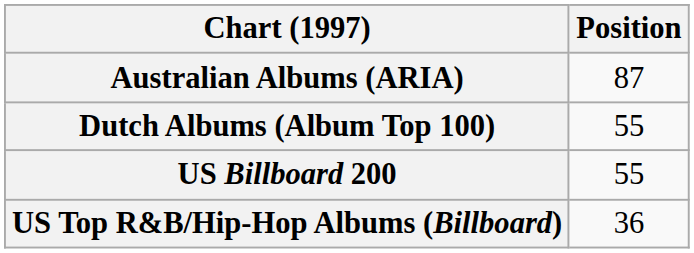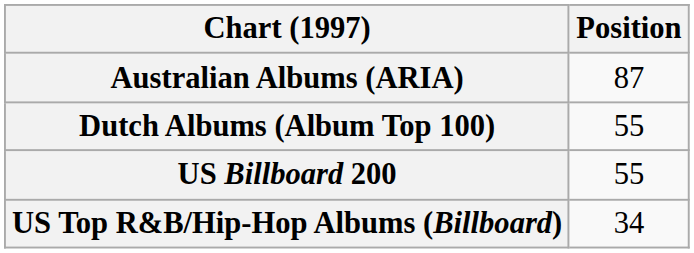(629, 222) 36 -> (629, 222) 34
